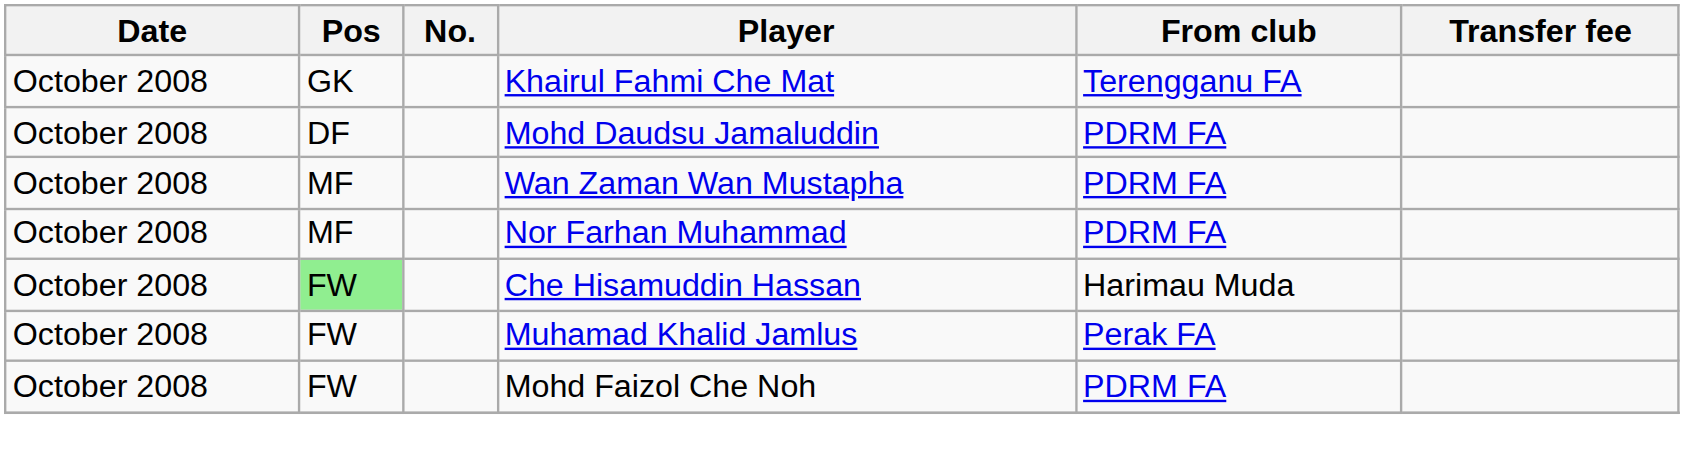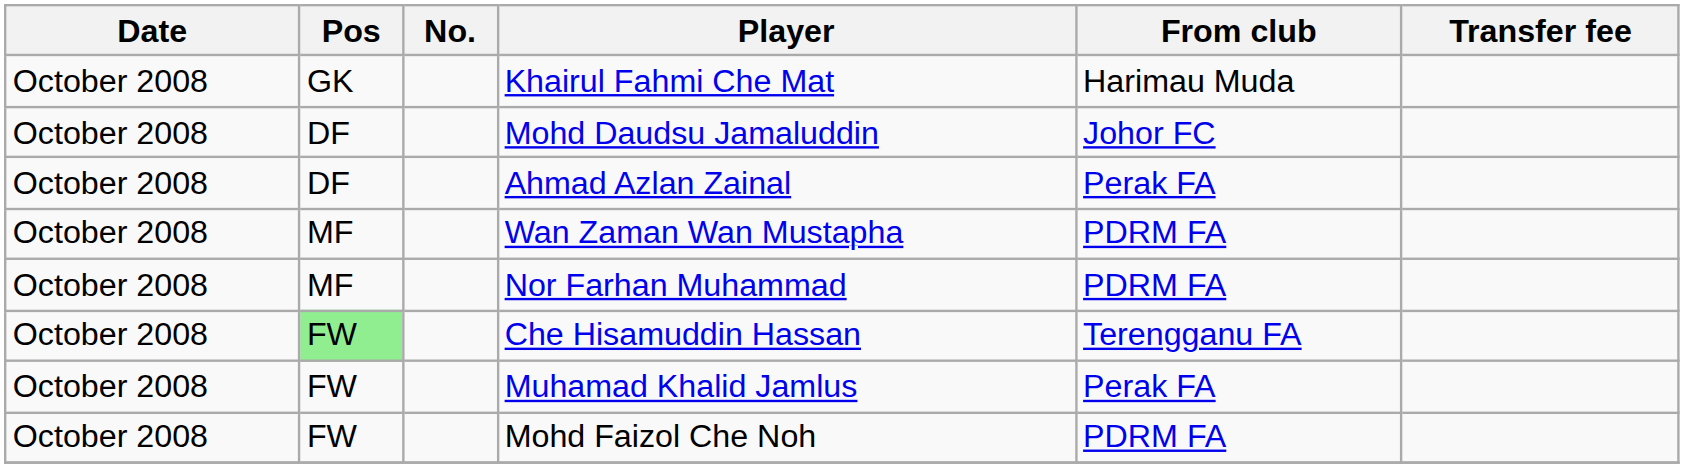(1192, 81) Terengganu FA -> (1189, 81) Harimau Muda
(1155, 132) PDRM FA -> (1149, 132) Johor FC
+ row: (648, 183)
(1189, 284) Harimau Muda -> (1192, 335) Terengganu FA
